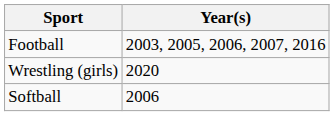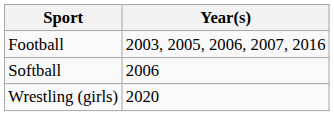rows swapped: (35, 96) <-> (63, 70)
